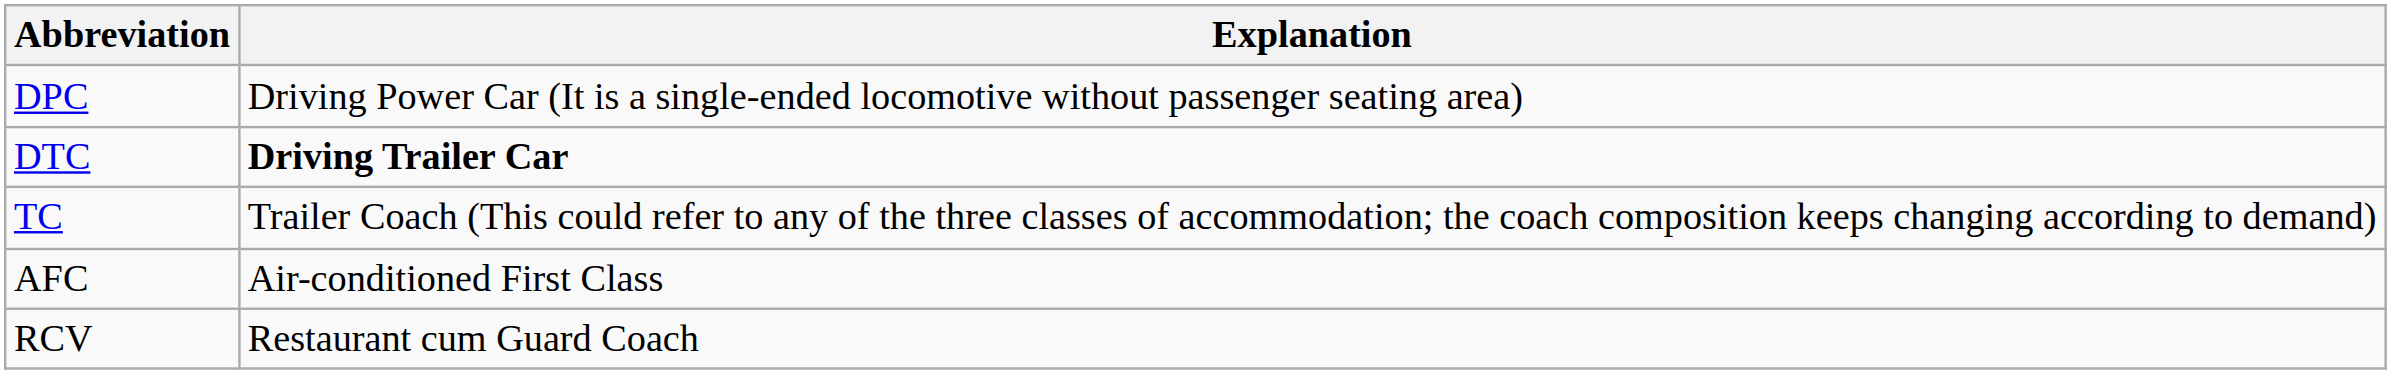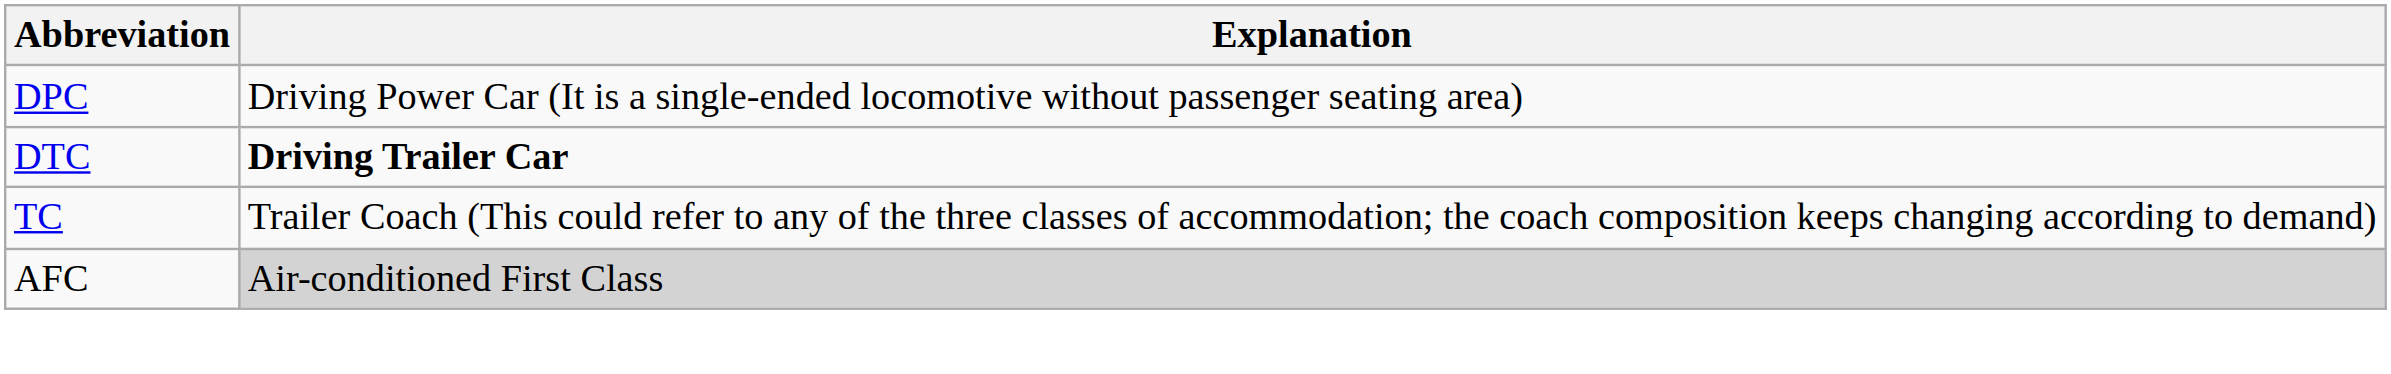(455, 277) no background -> (455, 277) lightgrey background
- row: (53, 338)
